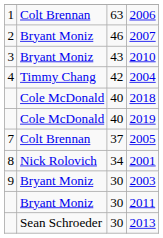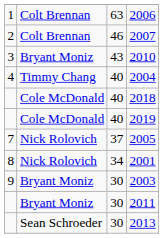(57, 35) Bryant Moniz -> (55, 35) Colt Brennan
(117, 77) 42 -> (117, 77) 40
(55, 139) Colt Brennan -> (58, 139) Nick Rolovich
